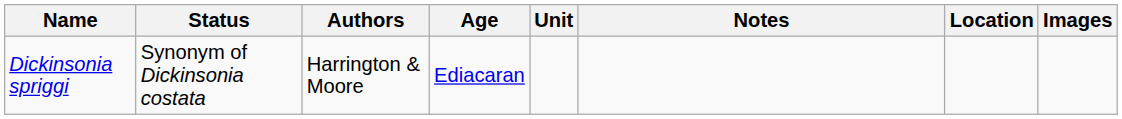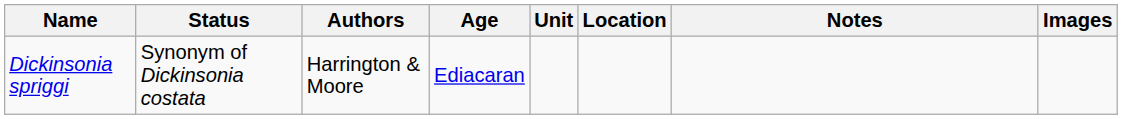columns swapped: (992, 20) <-> (762, 20)
